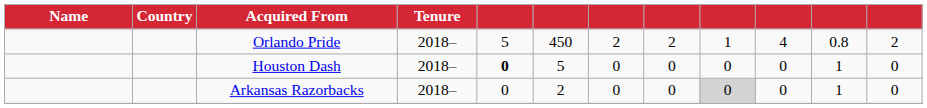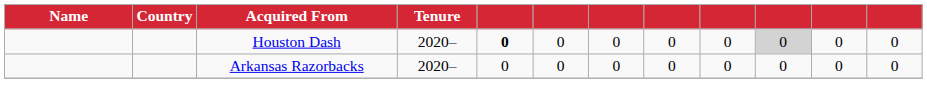- row: (297, 41)
(437, 66) 2018– -> (437, 41) 2020–
(561, 66) 5 -> (561, 41) 0
(783, 66) no background -> (783, 41) lightgrey background
(839, 66) 1 -> (839, 41) 0
(437, 90) 2018– -> (437, 66) 2020–
(561, 90) 2 -> (561, 66) 0
(728, 90) lightgrey background -> (728, 66) no background
(839, 90) 1 -> (839, 66) 0
